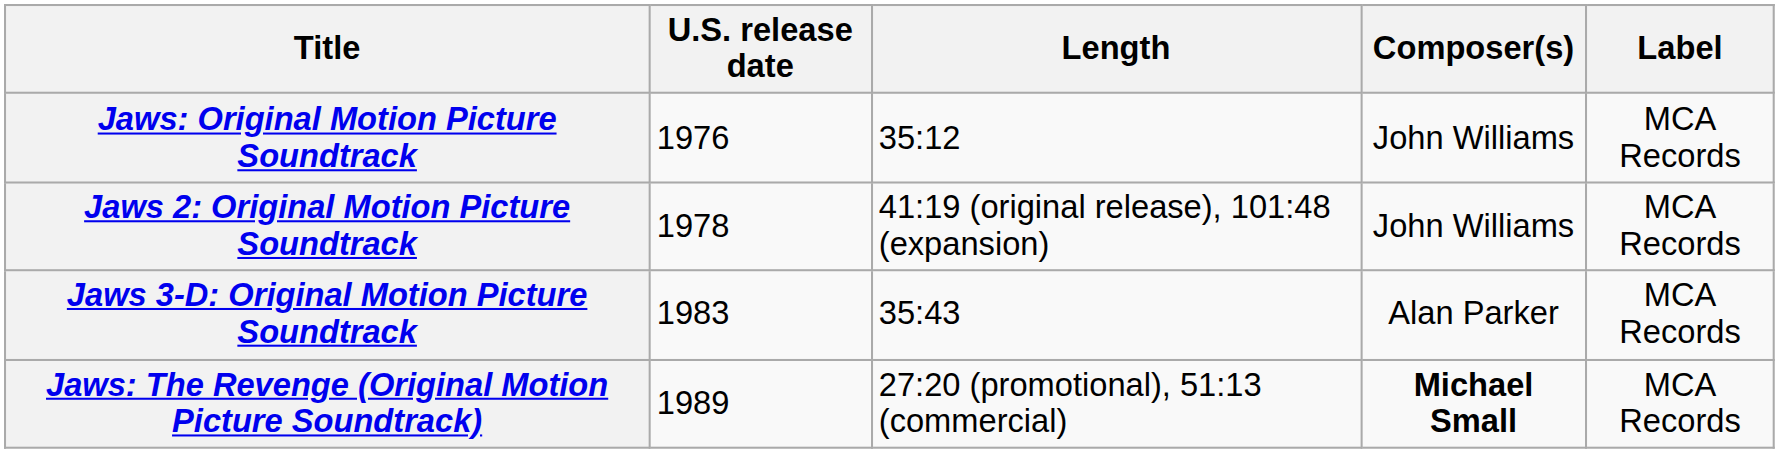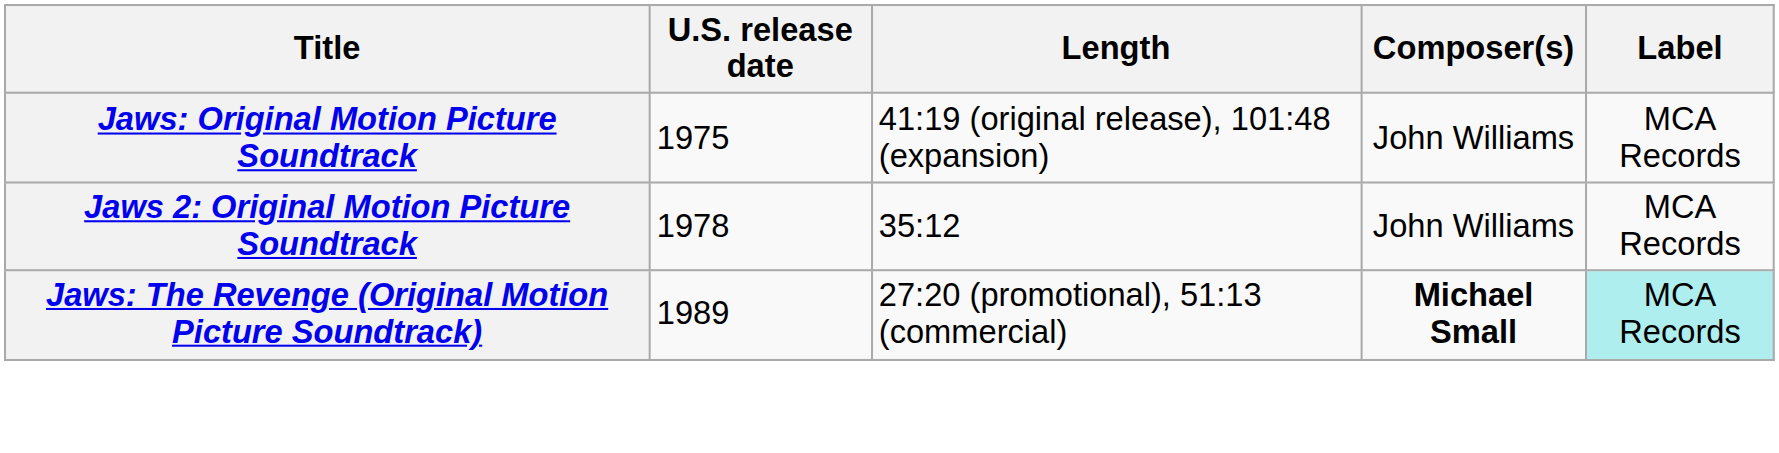(693, 137) 1976 -> (693, 137) 1975
(920, 137) 35:12 -> (1105, 137) 41:19 (original release), 101:48 (expansion)
(1105, 225) 41:19 (original release), 101:48 (expansion) -> (920, 225) 35:12
- row: (327, 314)
(1680, 402) no background -> (1680, 314) paleturquoise background
